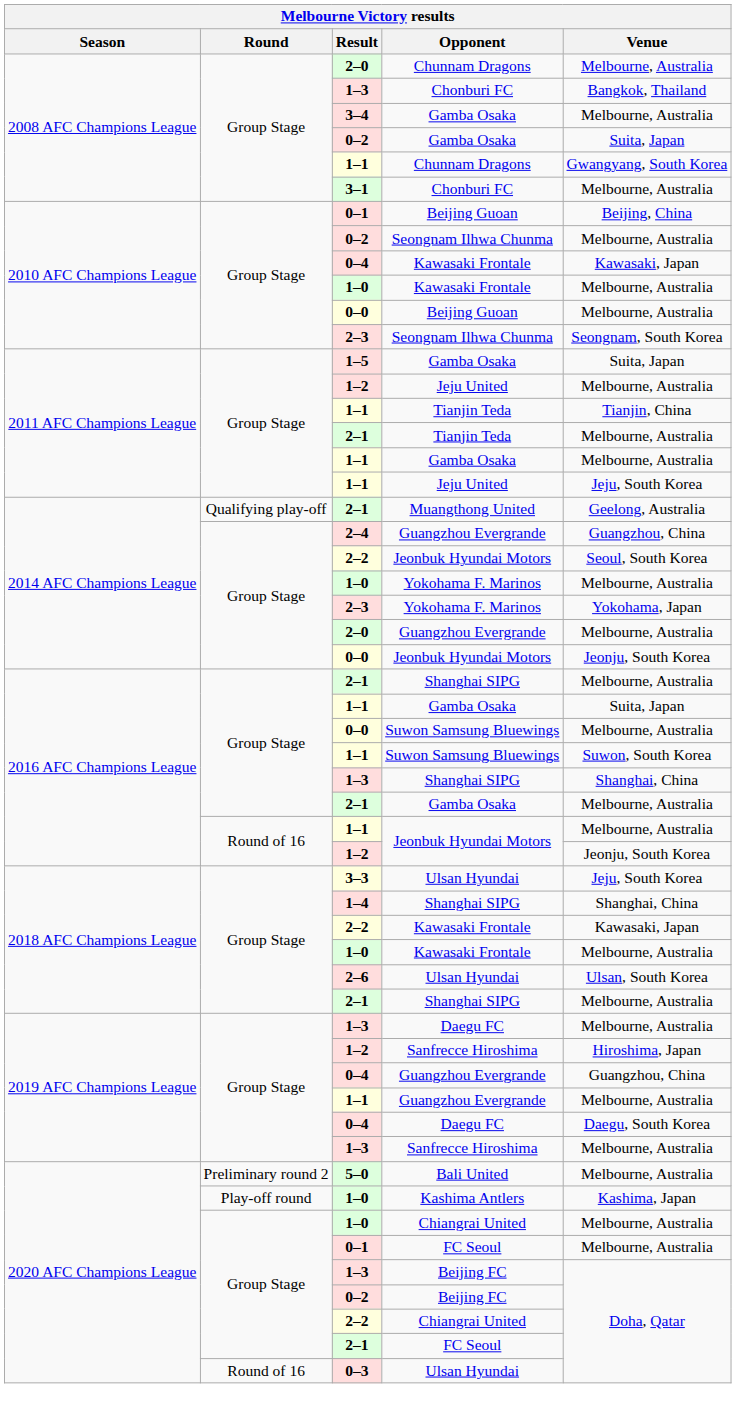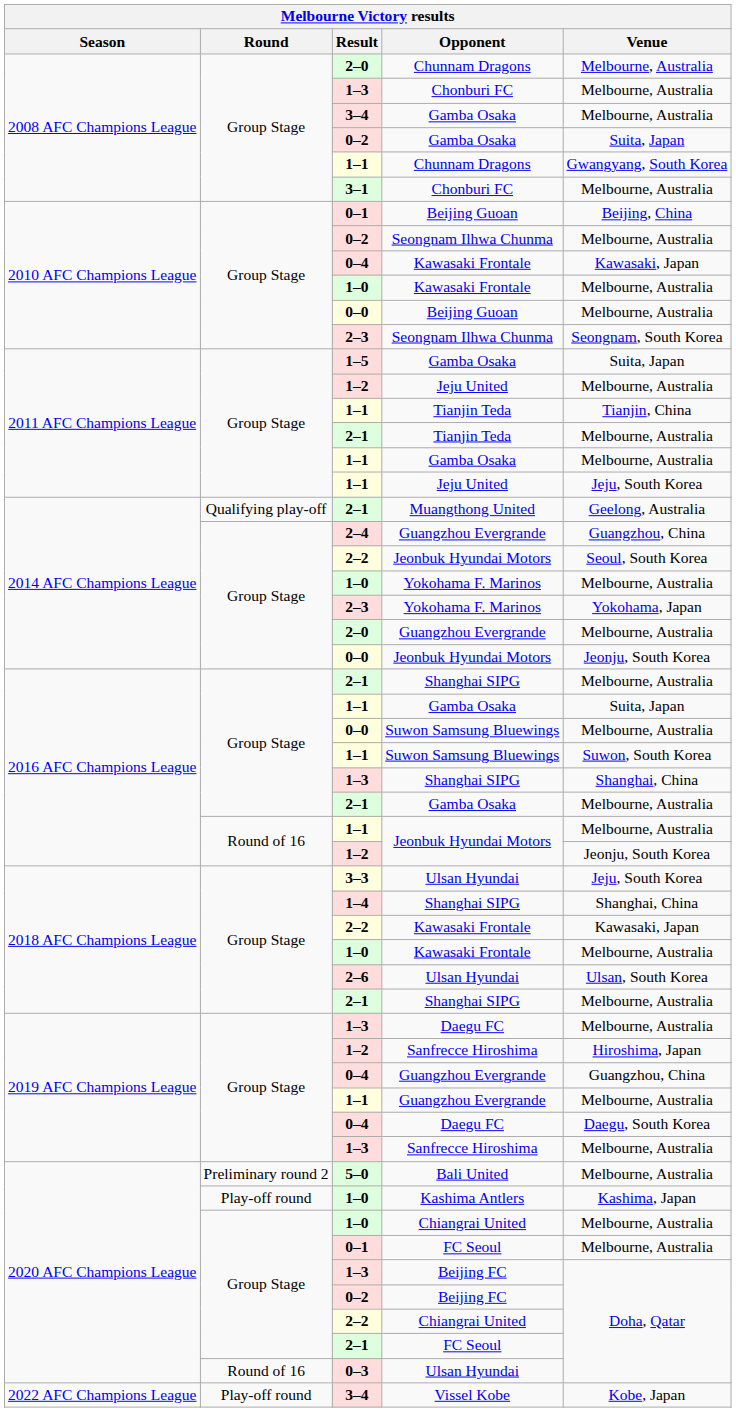(647, 90) Bangkok, Thailand -> (647, 90) Melbourne, Australia
+ row: (357, 1395)
